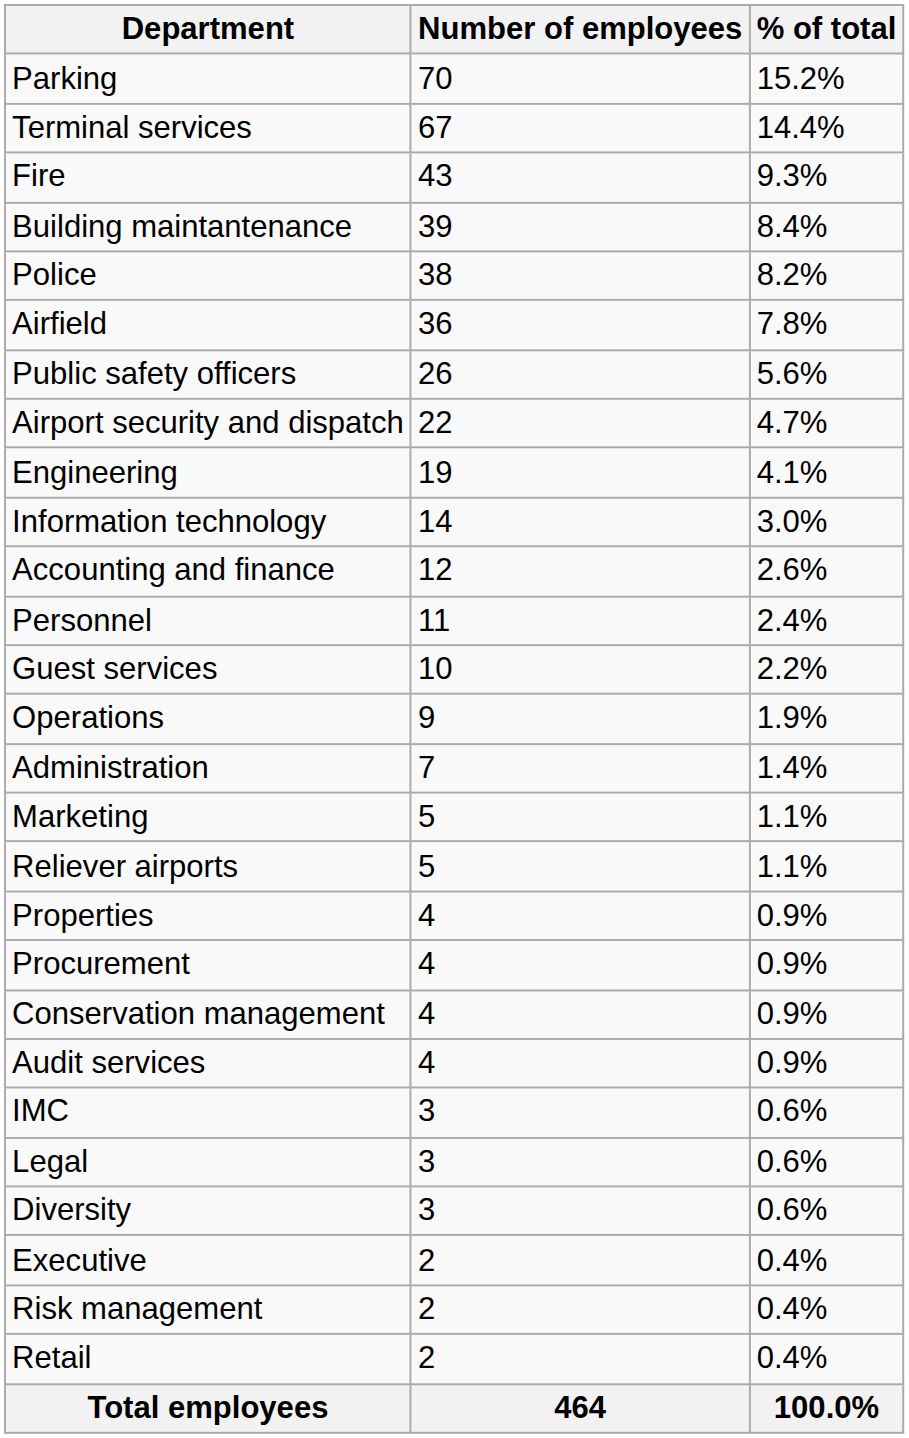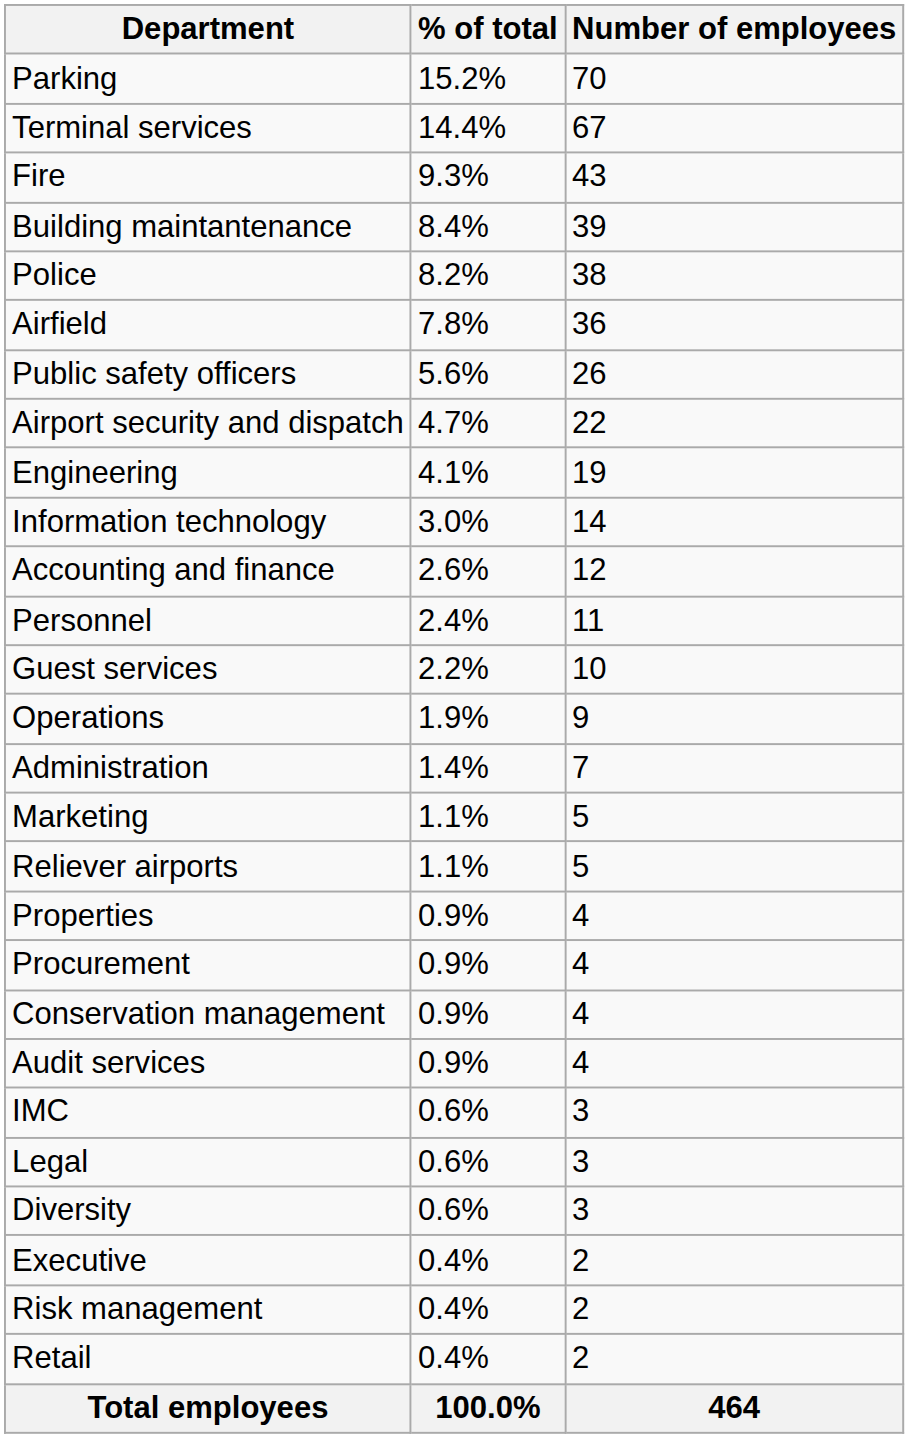columns swapped: (580, 29) <-> (826, 29)
